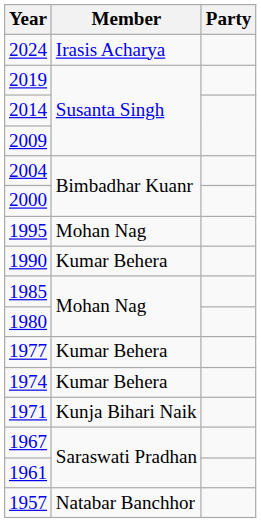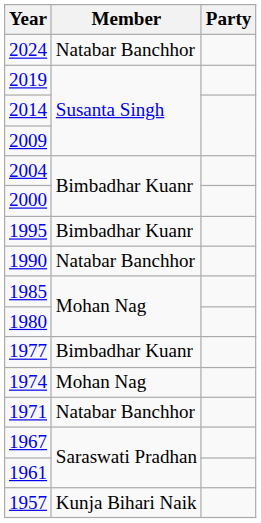(111, 49) Irasis Acharya -> (125, 49) Natabar Banchhor
(101, 230) Mohan Nag -> (124, 230) Bimbadhar Kuanr
(112, 261) Kumar Behera -> (125, 261) Natabar Banchhor
(112, 351) Kumar Behera -> (124, 351) Bimbadhar Kuanr
(112, 381) Kumar Behera -> (101, 381) Mohan Nag
(126, 412) Kunja Bihari Naik -> (125, 412) Natabar Banchhor
(125, 502) Natabar Banchhor -> (126, 502) Kunja Bihari Naik
